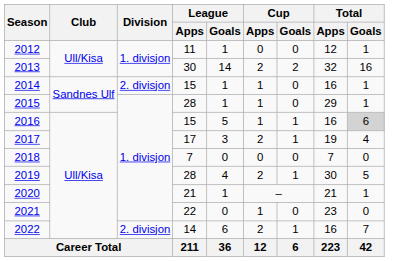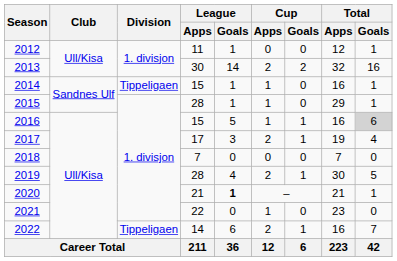(145, 85) 2. divisjon -> (149, 85) Tippeligaen
(225, 193) normal -> (233, 193) bold
(145, 229) 2. divisjon -> (149, 229) Tippeligaen
